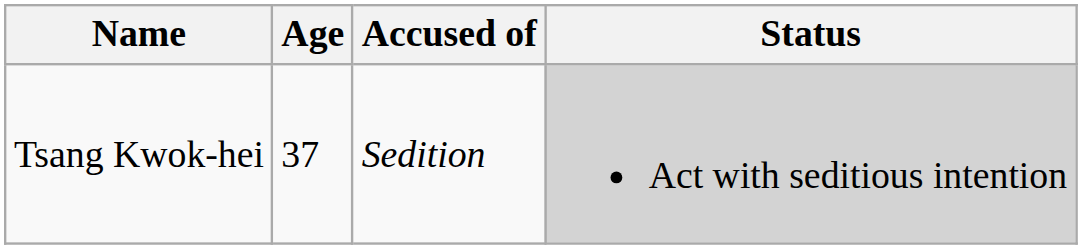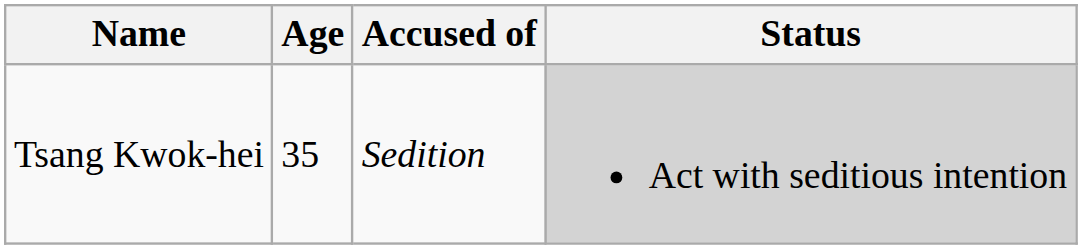(300, 153) 37 -> (300, 153) 35
